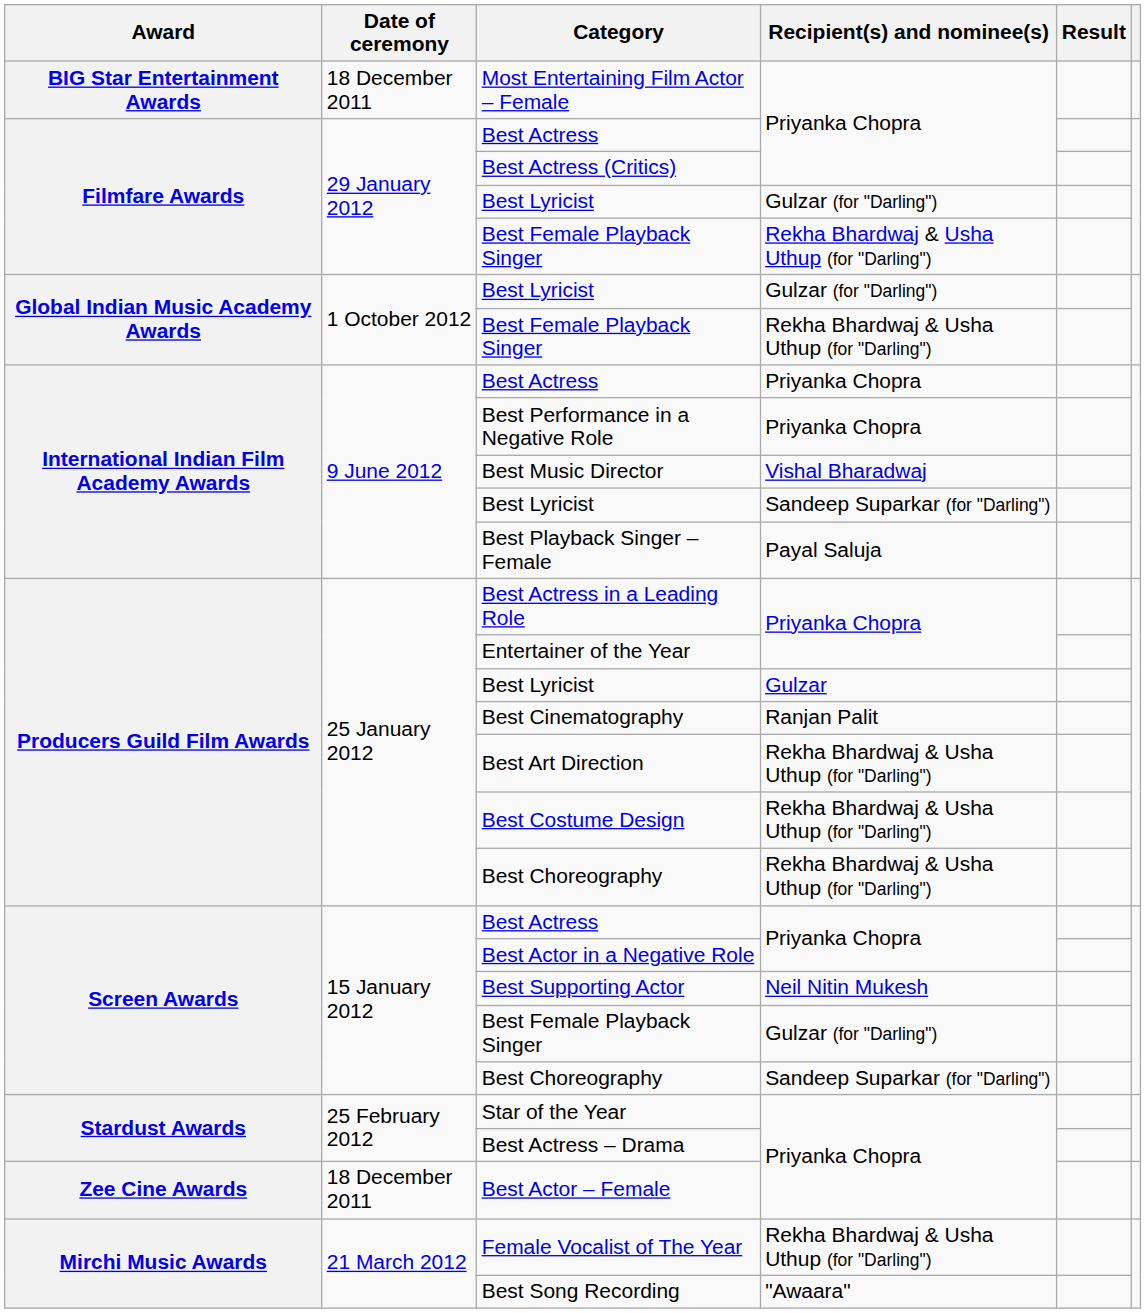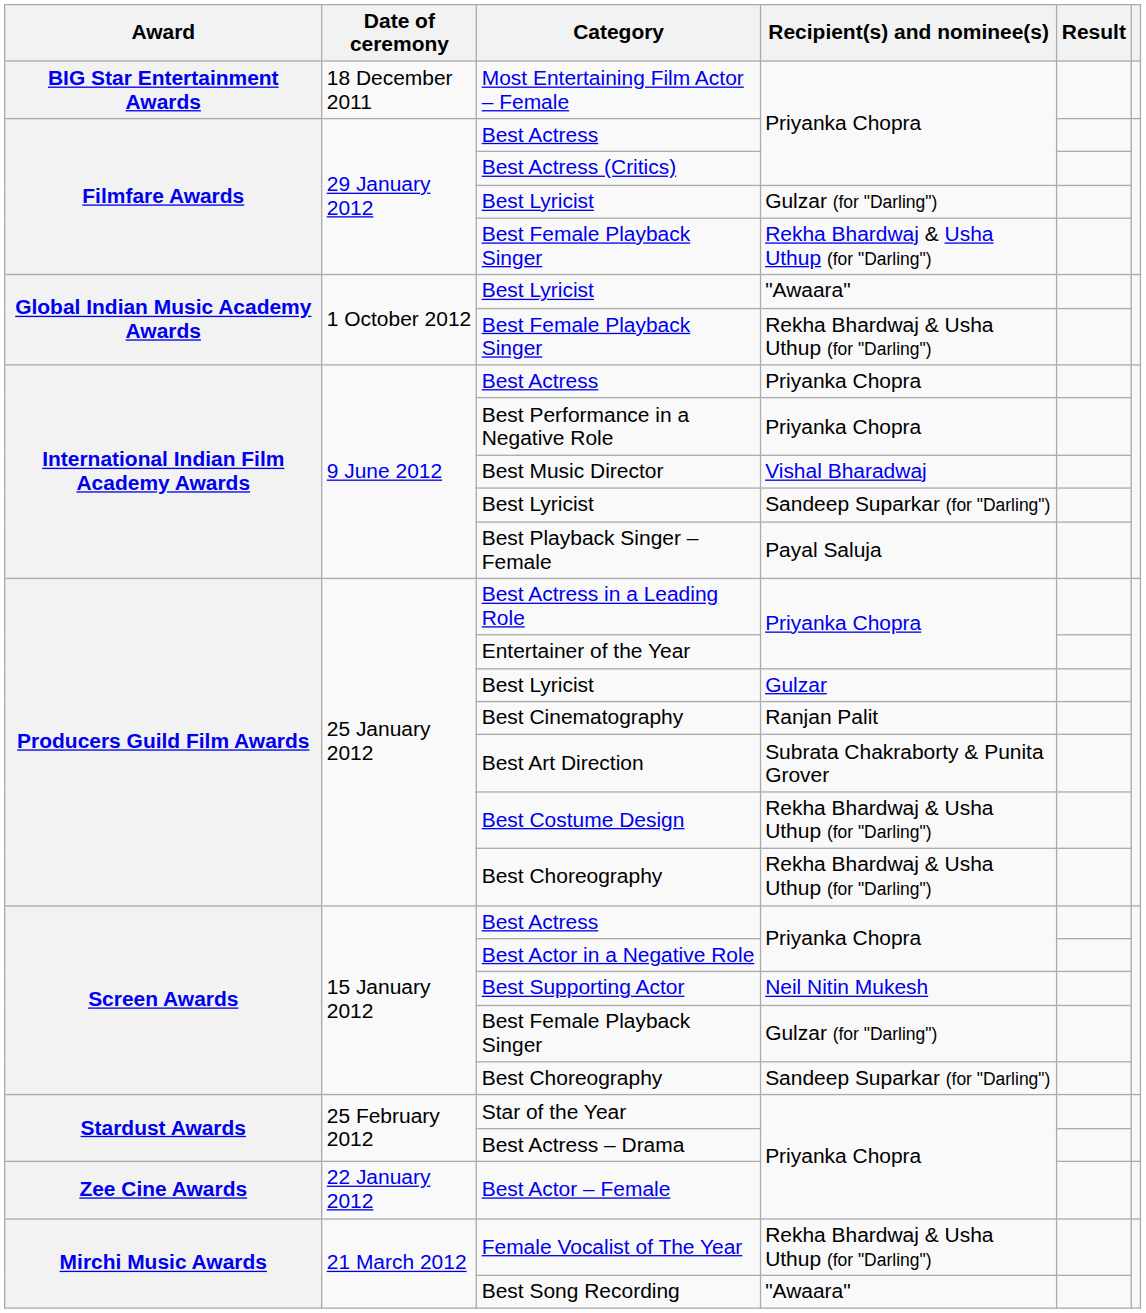(851, 291) Gulzar (for "Darling") -> (808, 291) "Awaara"
(879, 763) Rekha Bhardwaj & Usha Uthup (for "Darling") -> (904, 763) Subrata Chakraborty & Punita Grover
(390, 1189) 18 December 2011 -> (379, 1189) 22 January 2012
